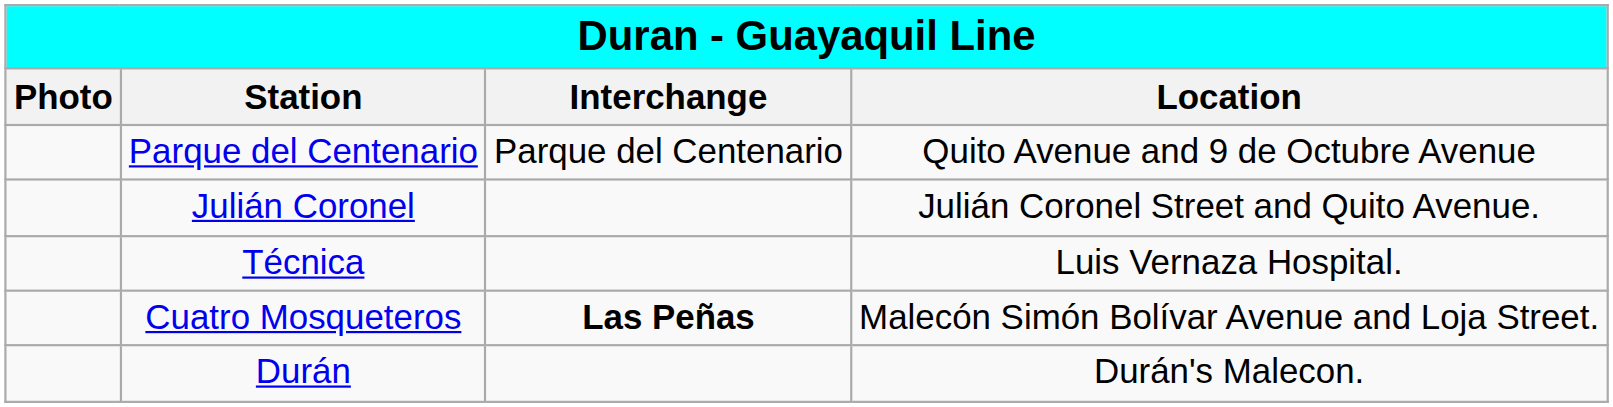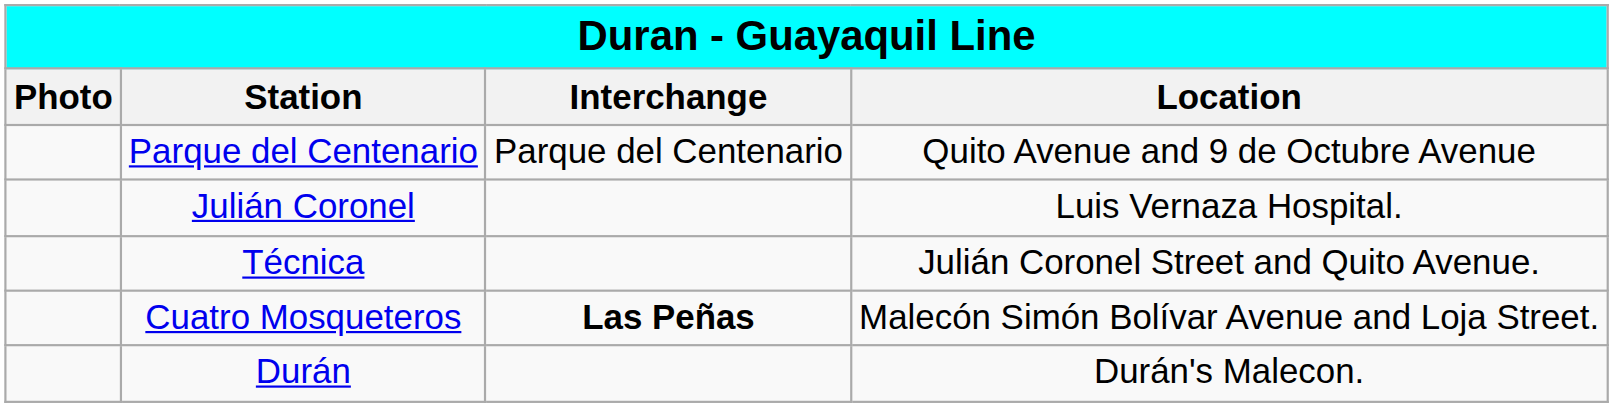(1229, 206) Julián Coronel Street and Quito Avenue. -> (1229, 206) Luis Vernaza Hospital.
(1229, 262) Luis Vernaza Hospital. -> (1229, 262) Julián Coronel Street and Quito Avenue.
